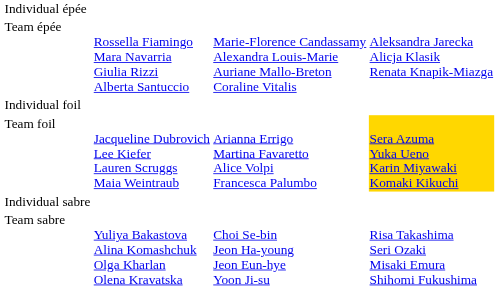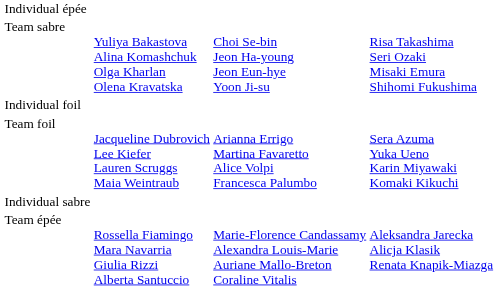rows swapped: (33, 27) <-> (35, 219)
(414, 160) gold background -> (414, 160) no background
